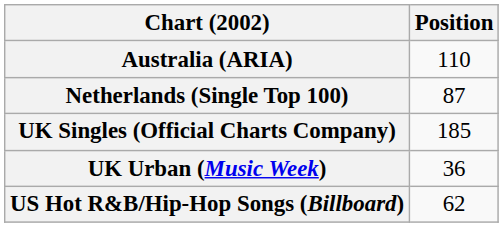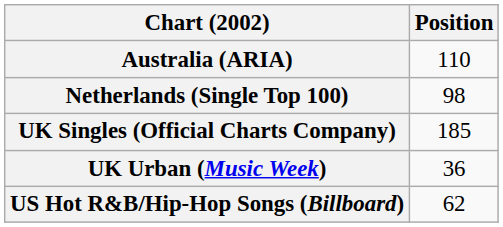(454, 95) 87 -> (454, 95) 98
